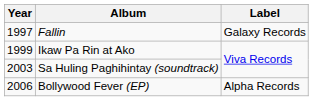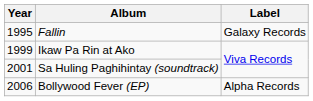(20, 31) 1997 -> (20, 31) 1995
(20, 68) 2003 -> (20, 68) 2001
